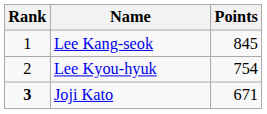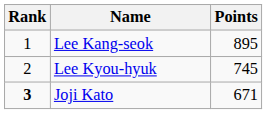(246, 43) 845 -> (246, 43) 895
(246, 69) 754 -> (246, 69) 745
